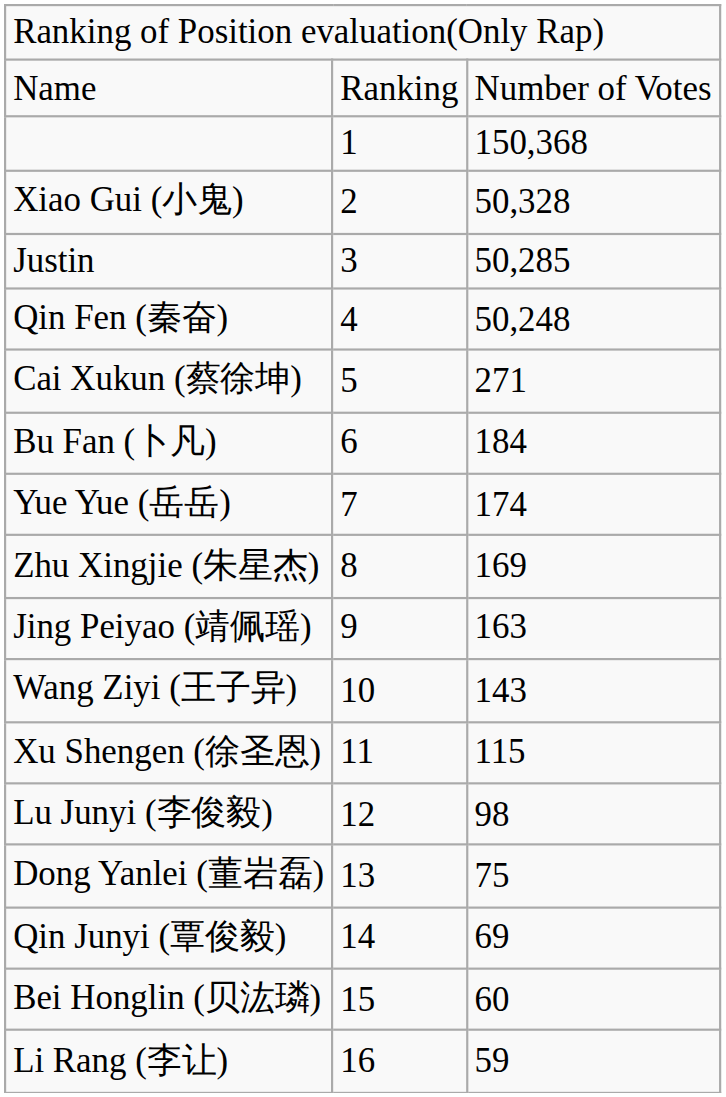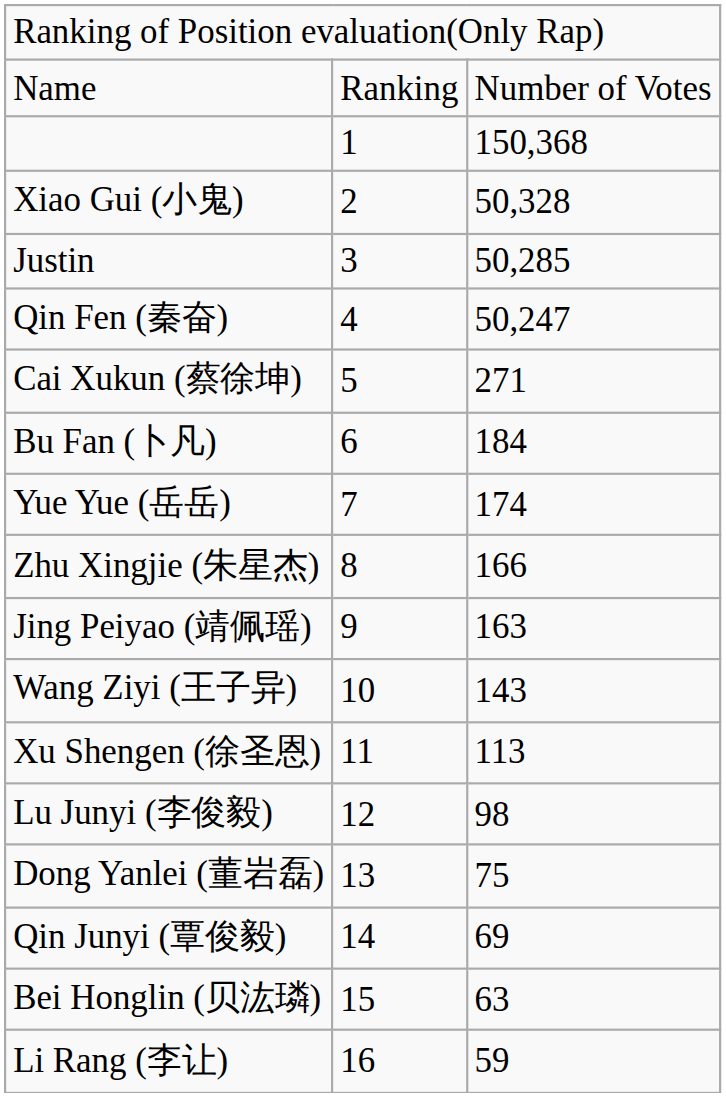(522, 318) 50,248 -> (522, 318) 50,247
(501, 565) 169 -> (501, 565) 166
(500, 751) 115 -> (500, 751) 113
(492, 998) 60 -> (492, 998) 63
